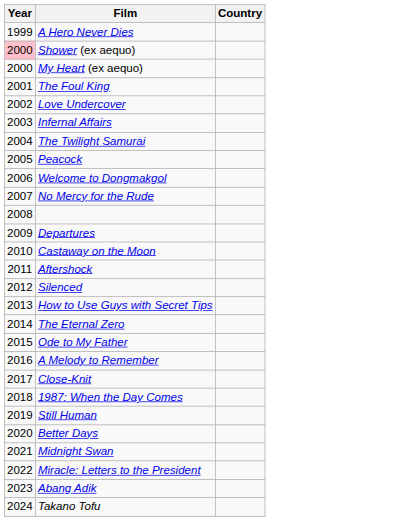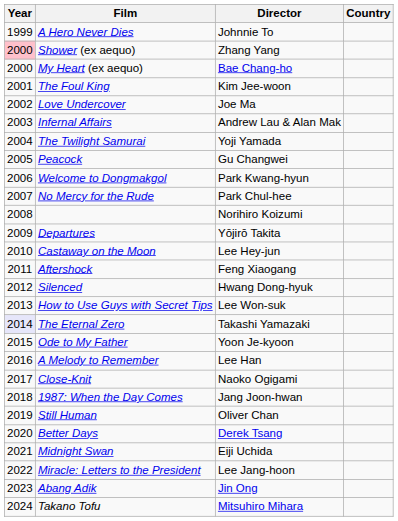+ column: (279, 13)
(20, 324) no background -> (20, 324) lavender background
